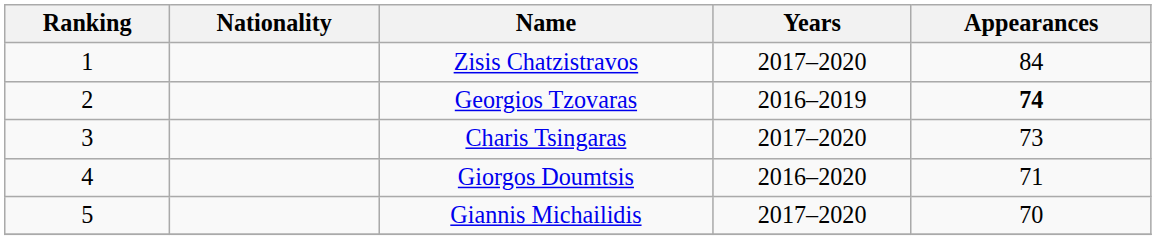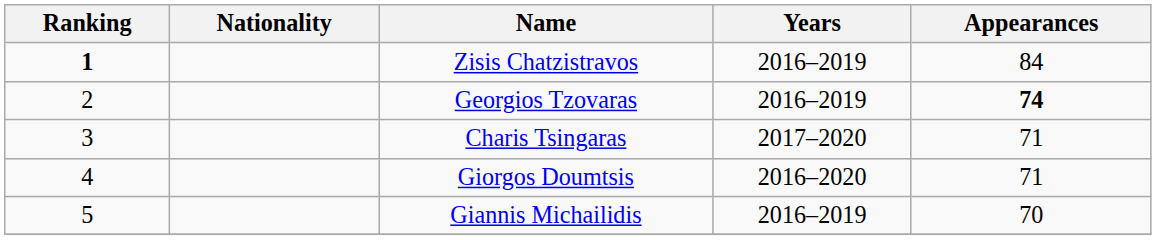(87, 61) normal -> (87, 61) bold
(812, 61) 2017–2020 -> (812, 61) 2016–2019
(1031, 138) 73 -> (1031, 138) 71
(812, 215) 2017–2020 -> (812, 215) 2016–2019
